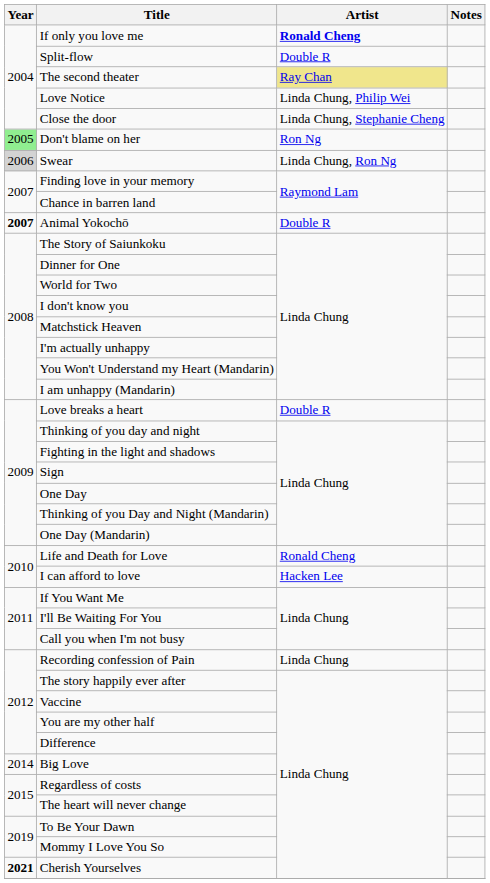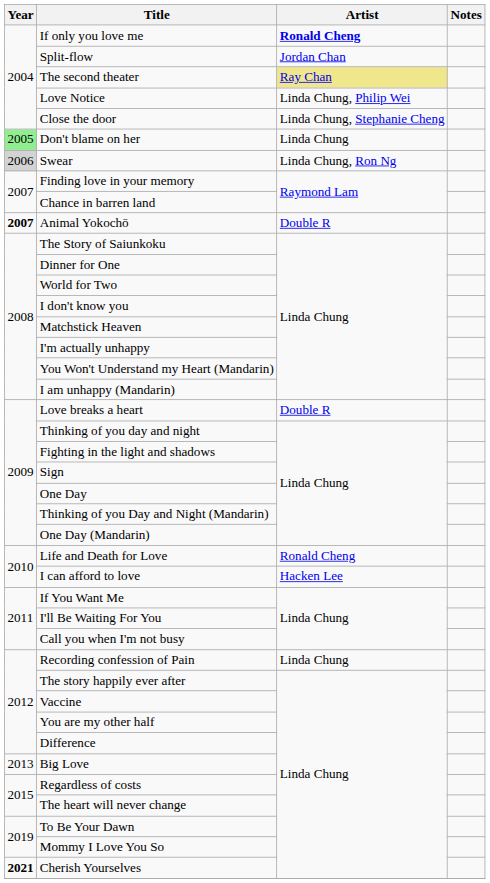(305, 56) Double R -> (313, 56) Jordan Chan
(300, 139) Ron Ng -> (314, 139) Linda Chung
(21, 763) 2014 -> (21, 763) 2013
